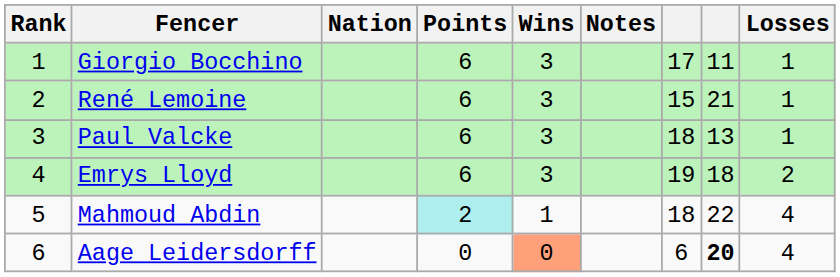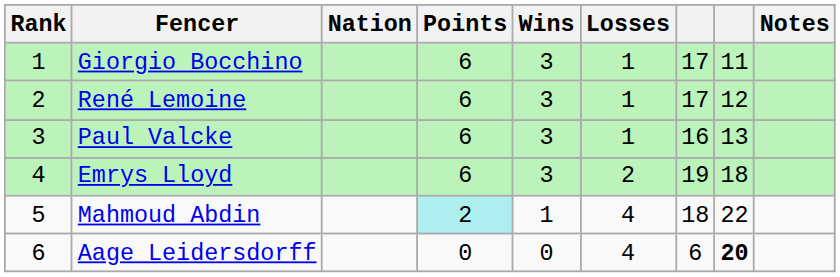columns swapped: (788, 24) <-> (621, 24)
(681, 100) 15 -> (695, 100) 17
(720, 100) 21 -> (734, 100) 12
(681, 138) 18 -> (695, 138) 16
(547, 253) lightsalmon background -> (547, 253) no background
